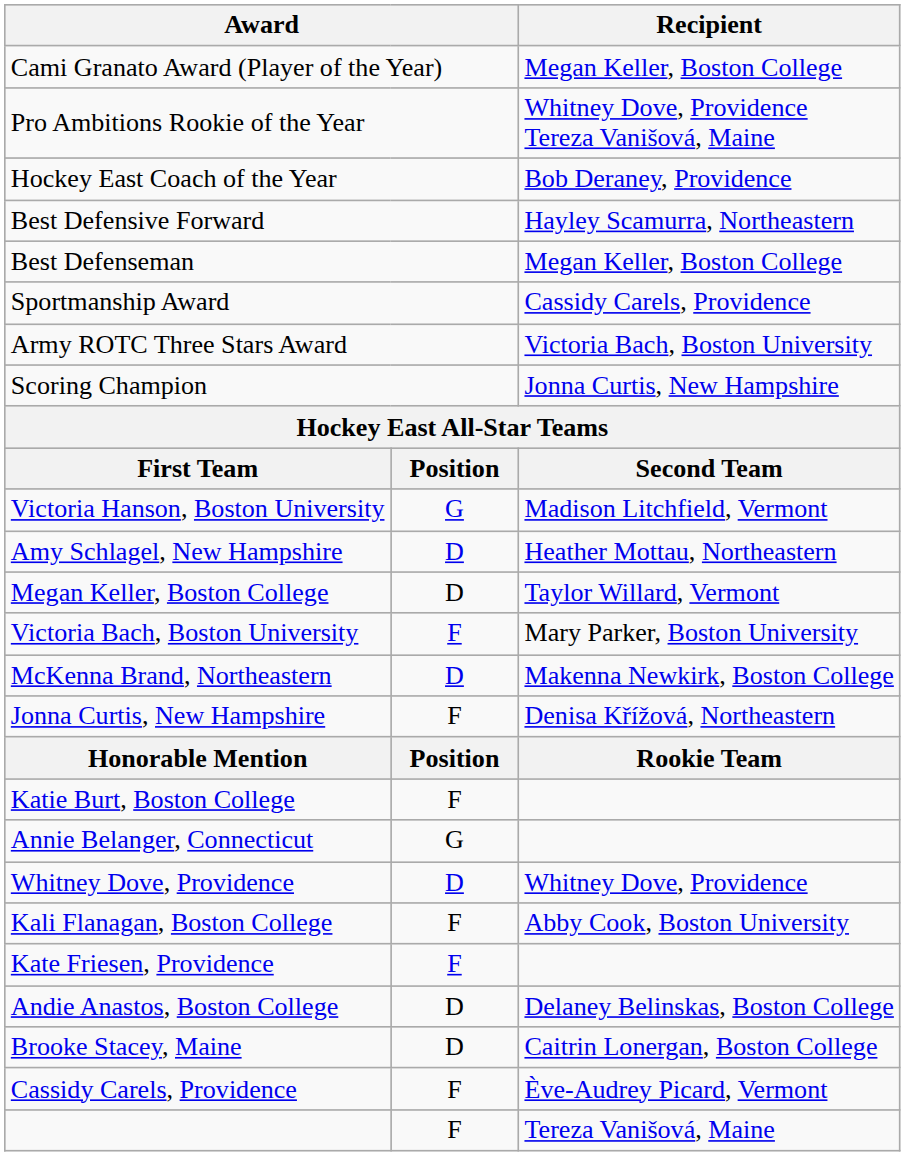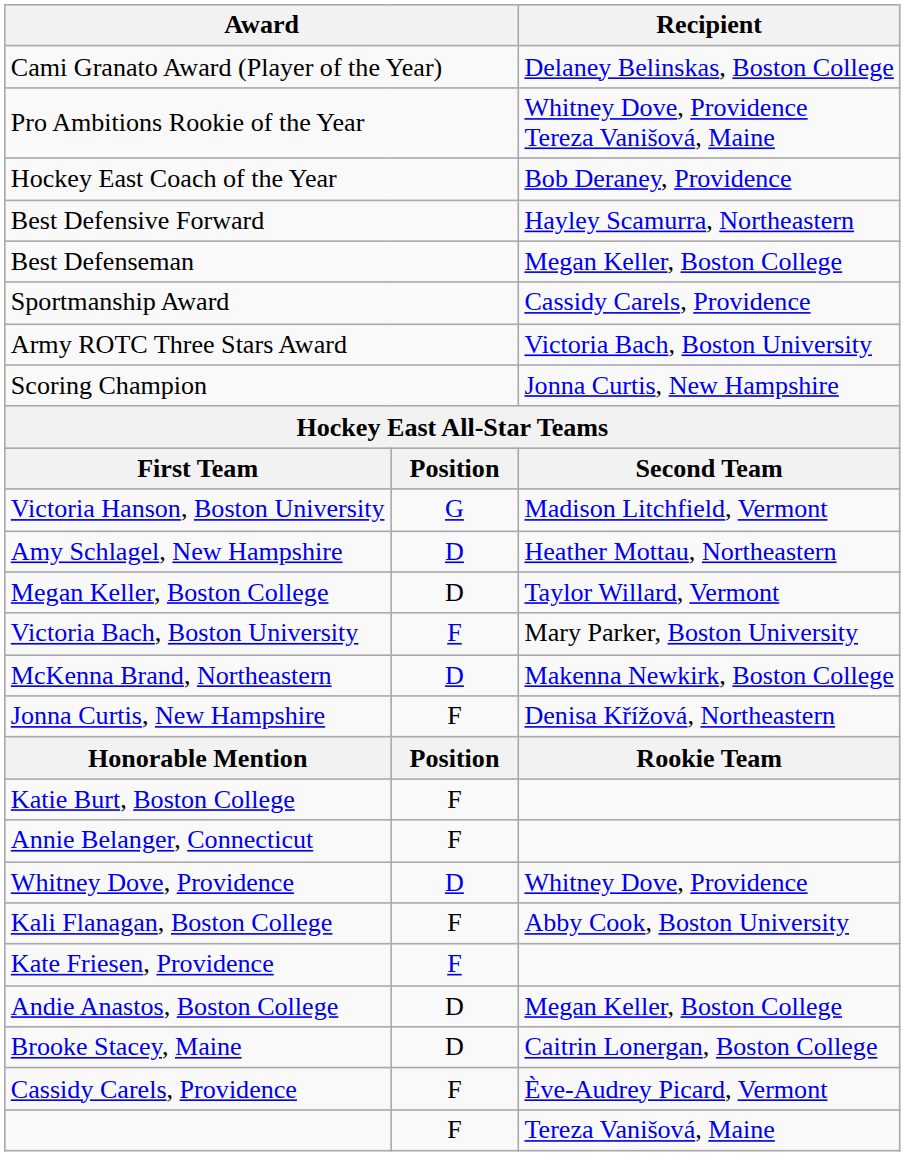(683, 66) Megan Keller, Boston College -> (709, 66) Delaney Belinskas, Boston College
(454, 840) G -> (454, 840) F
(709, 1005) Delaney Belinskas, Boston College -> (683, 1005) Megan Keller, Boston College
